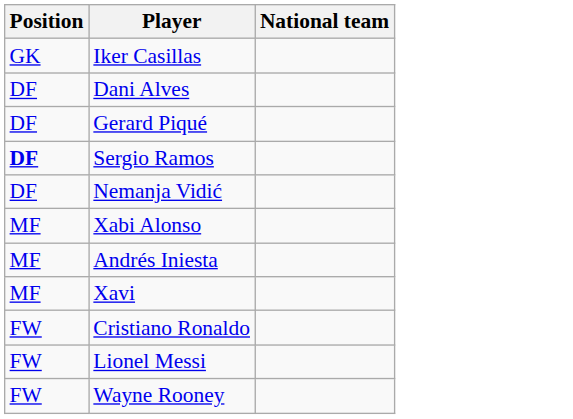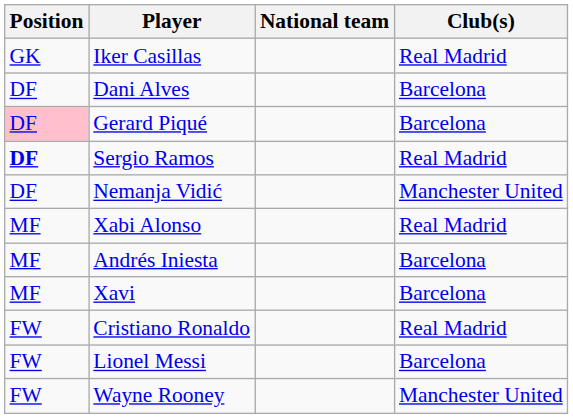+ column: (481, 21)
(23, 123) no background -> (23, 123) pink background
